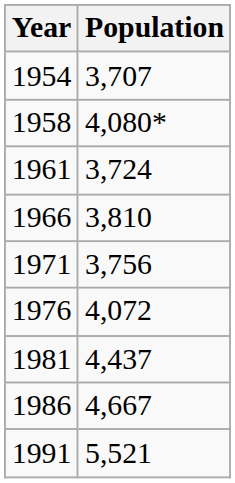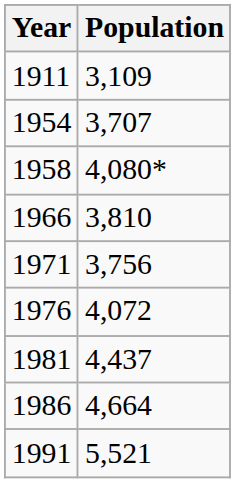+ row: (41, 75)
- row: (42, 169)
(119, 405) 4,667 -> (119, 405) 4,664
